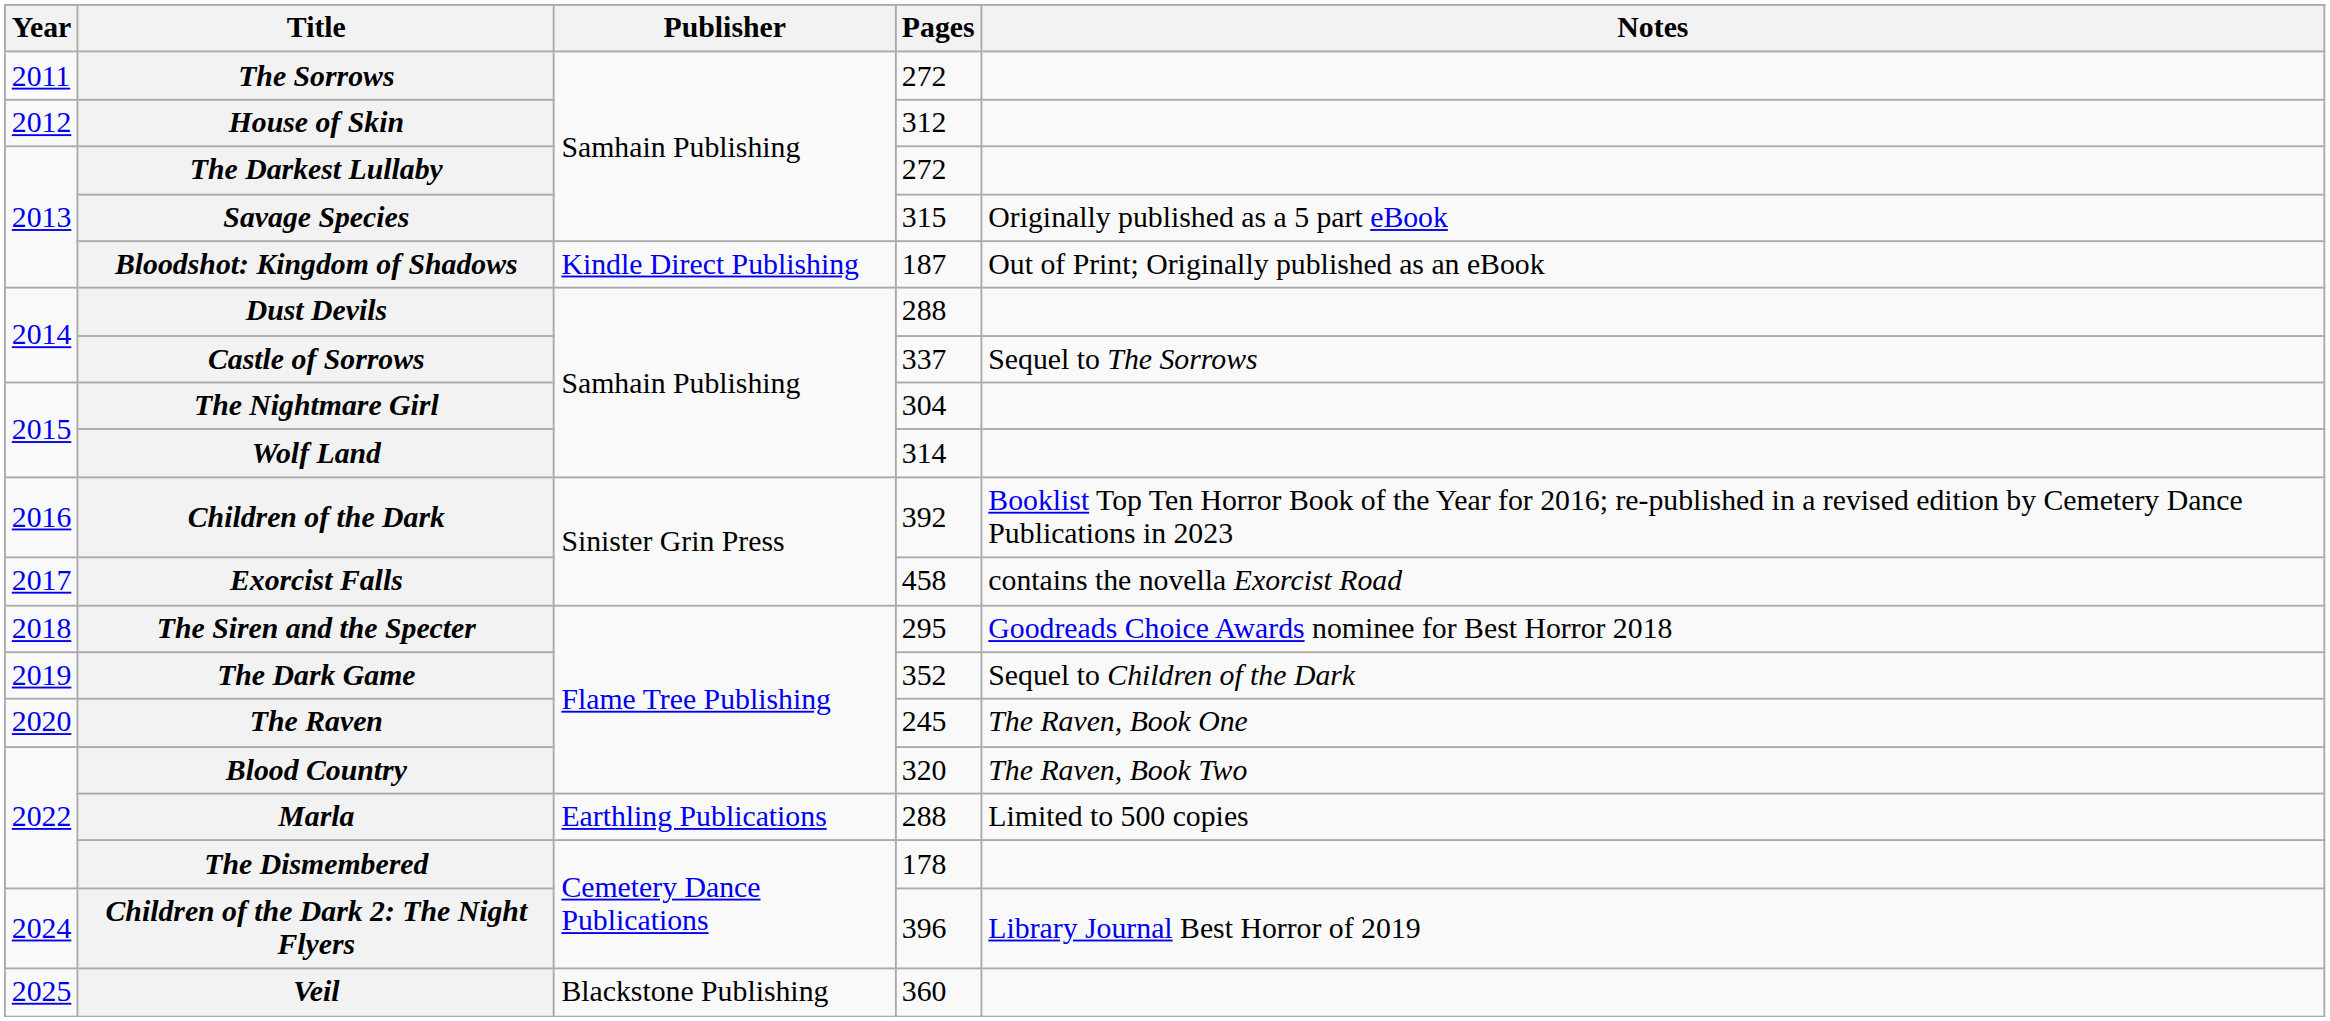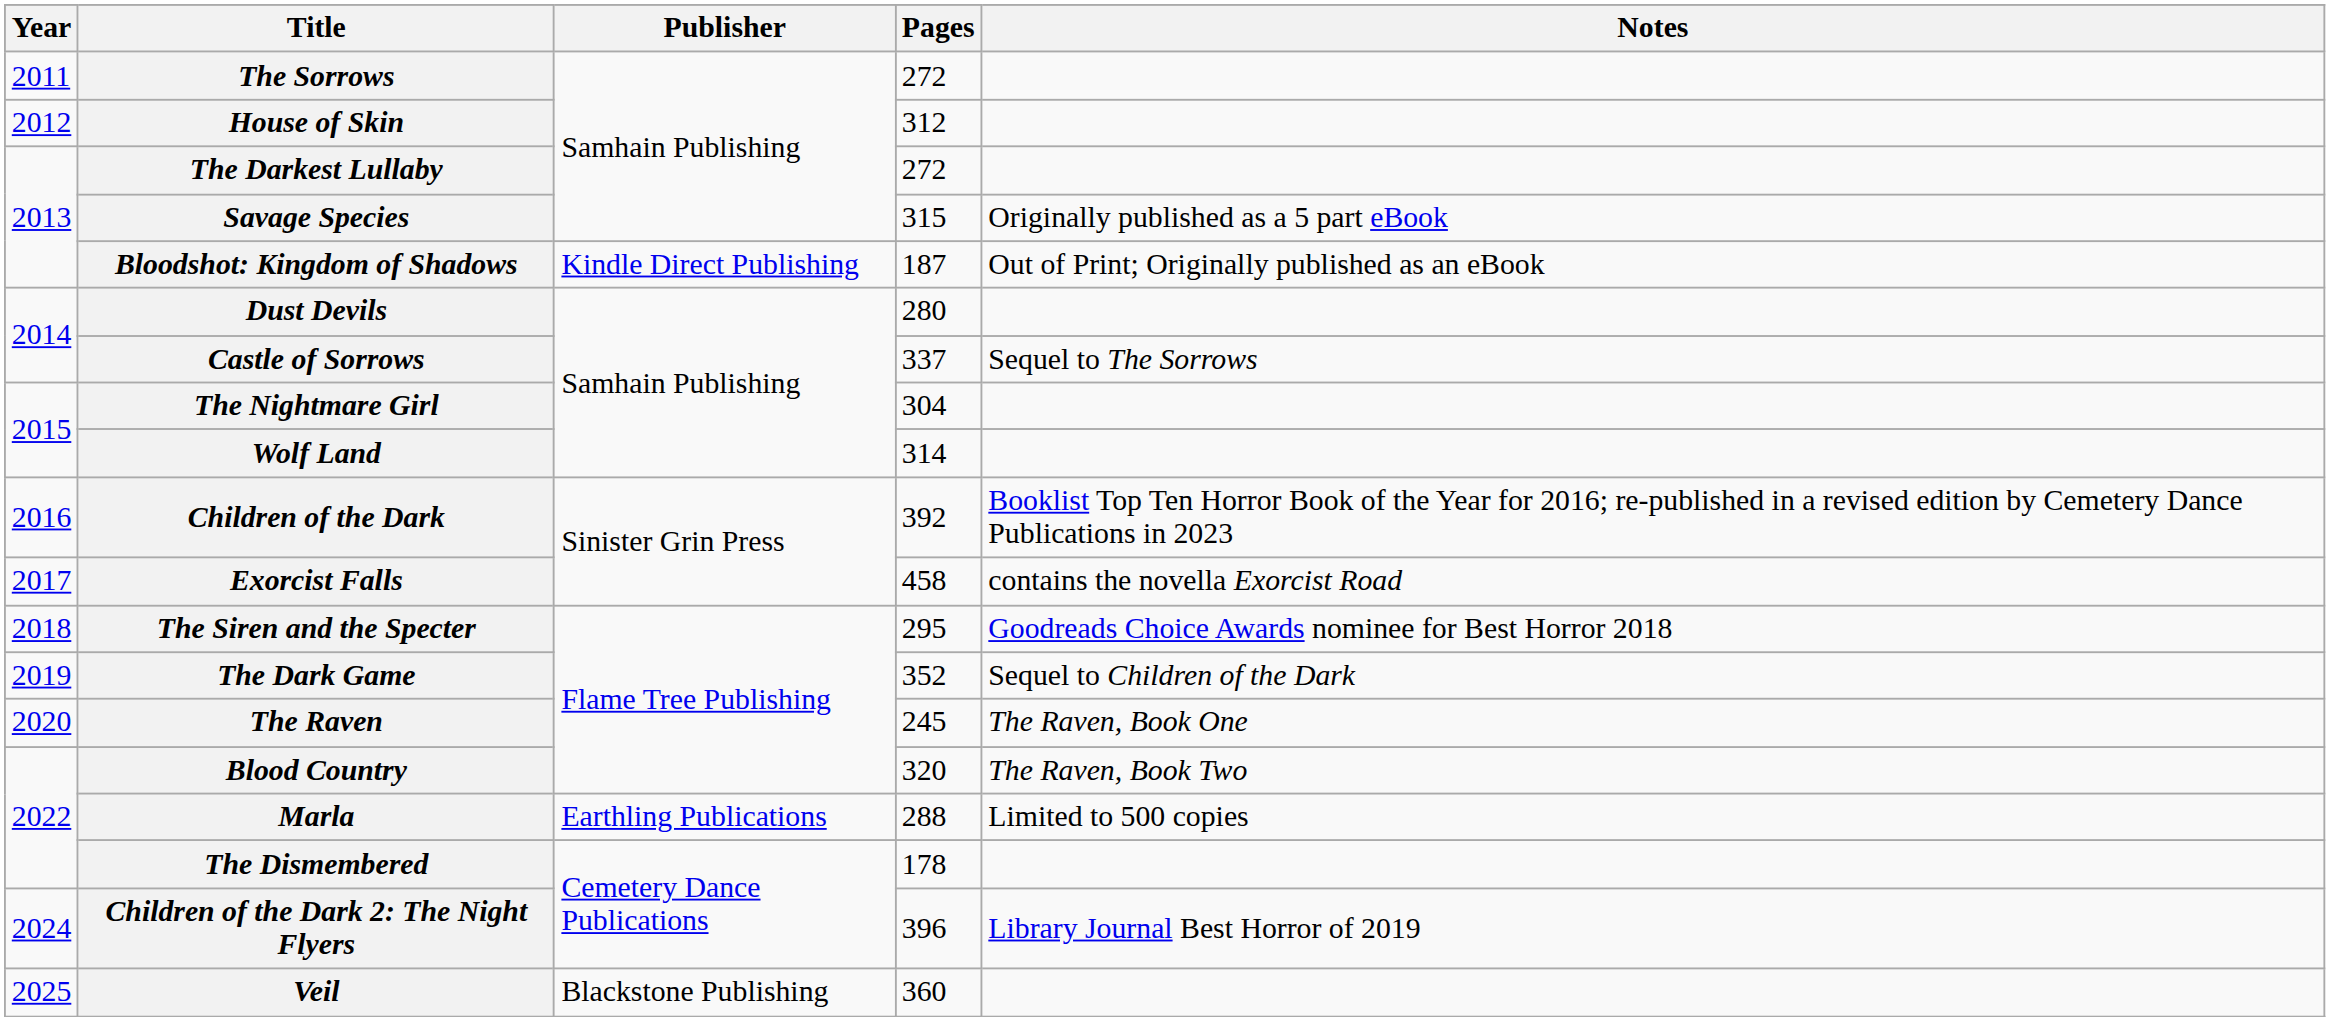(924, 311) 288 -> (924, 311) 280
